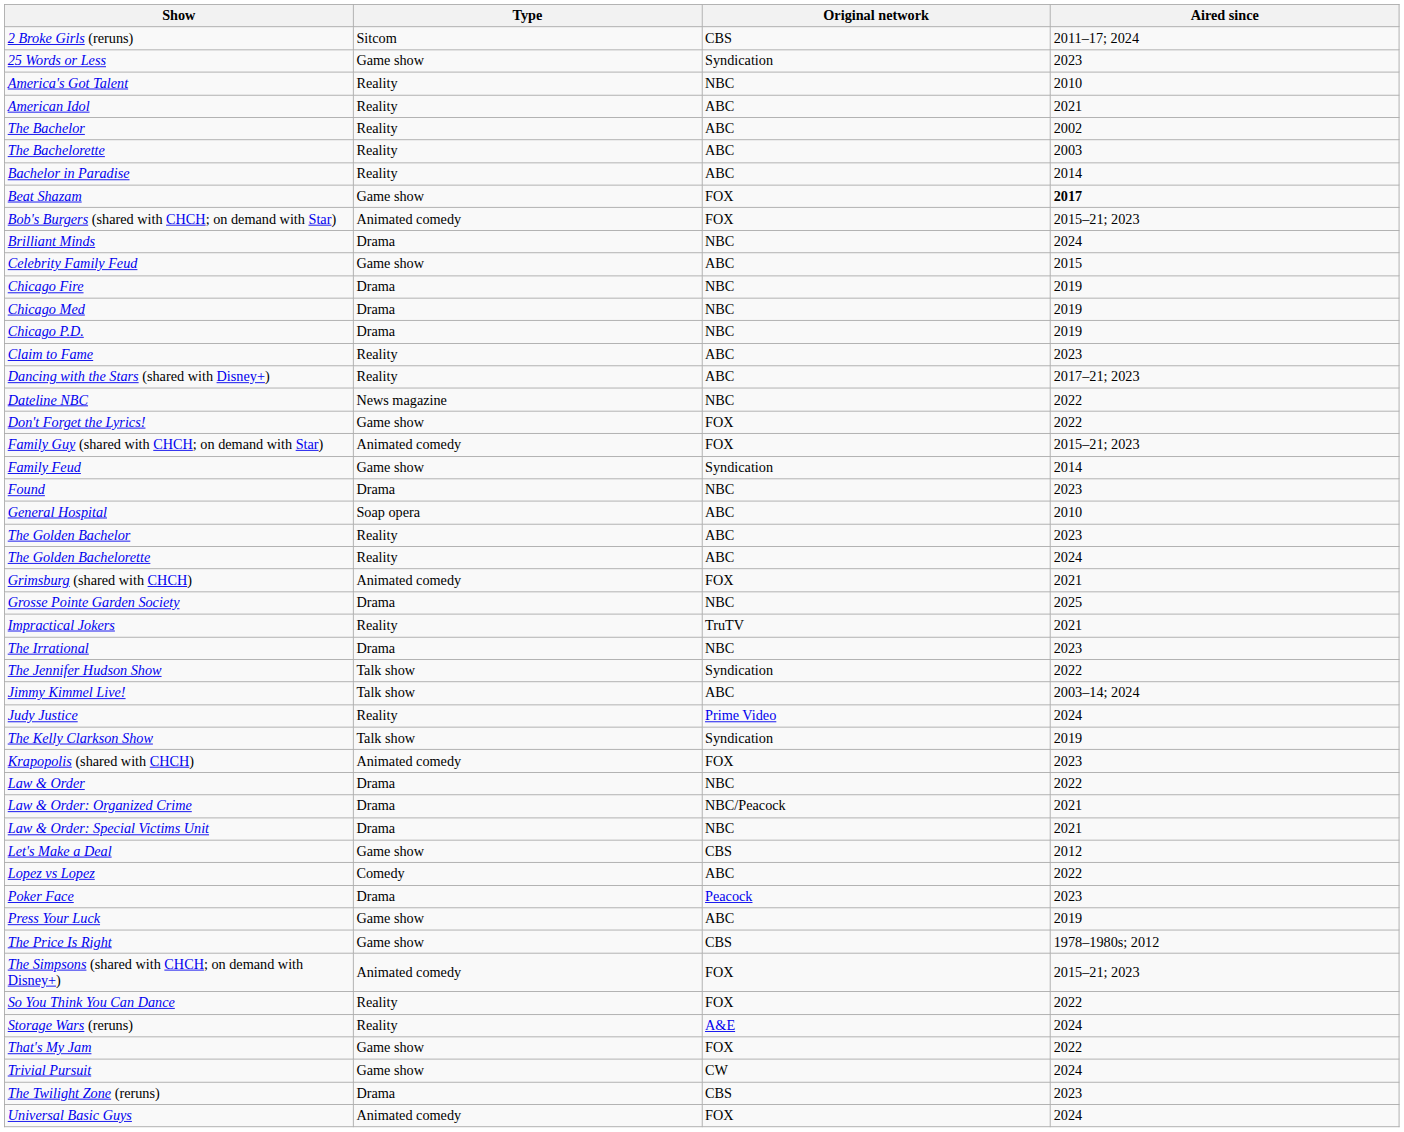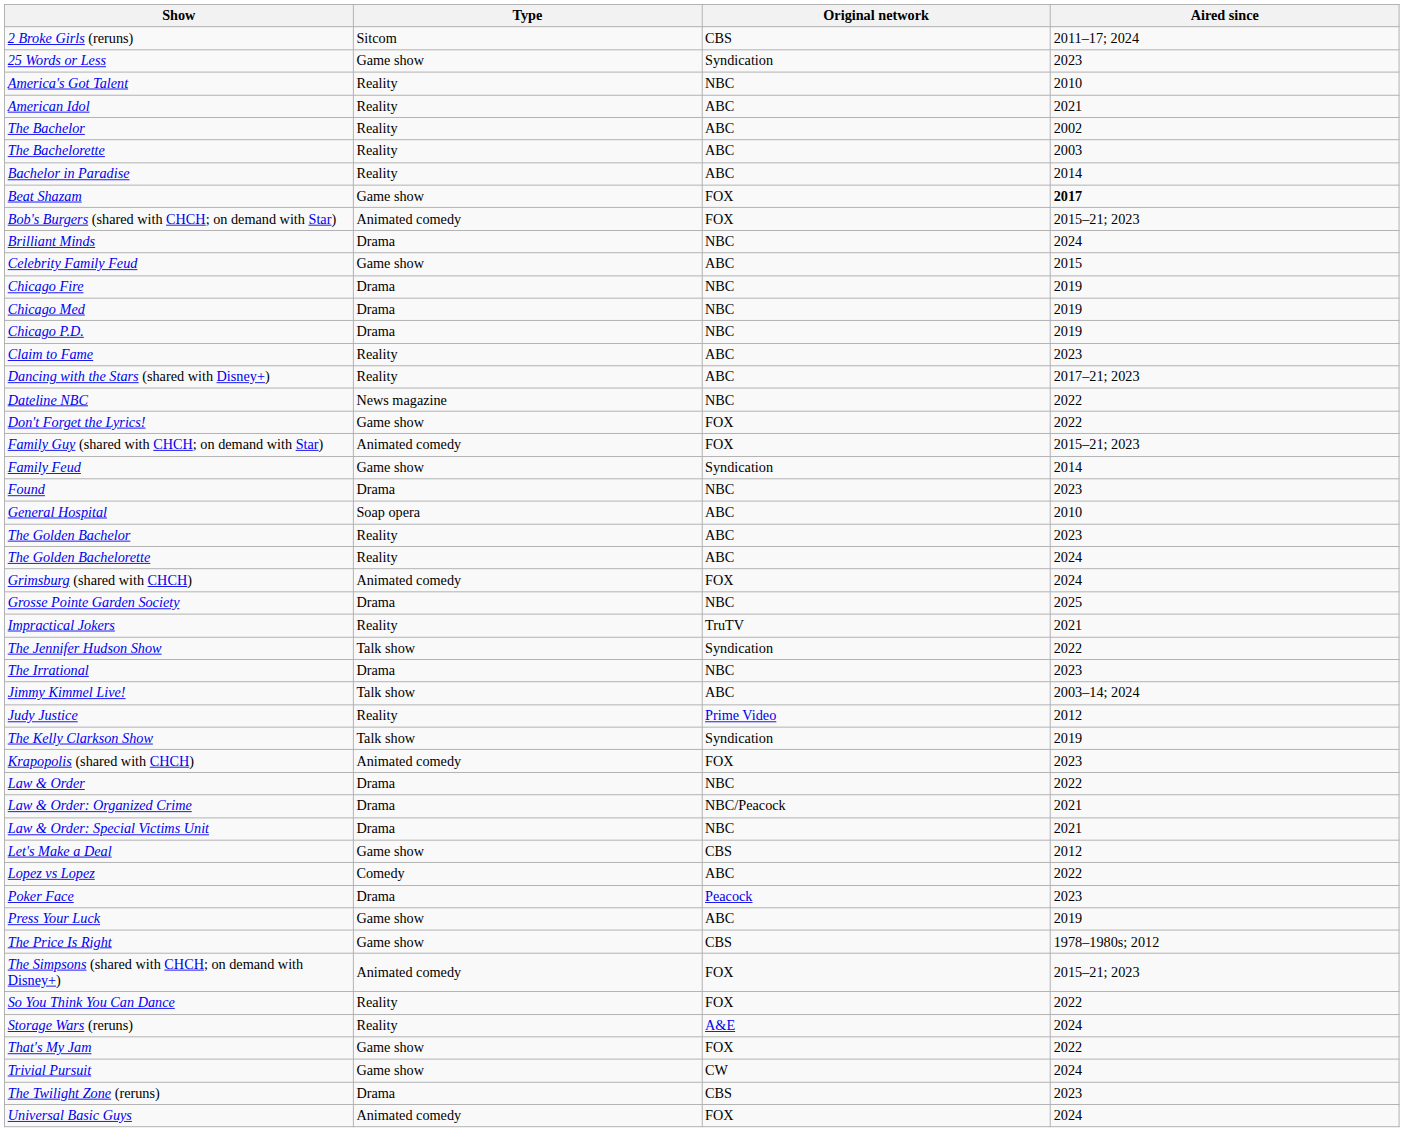(1068, 580) 2021 -> (1068, 580) 2024
rows swapped: (48, 648) <-> (85, 670)
(1068, 715) 2024 -> (1068, 715) 2012
